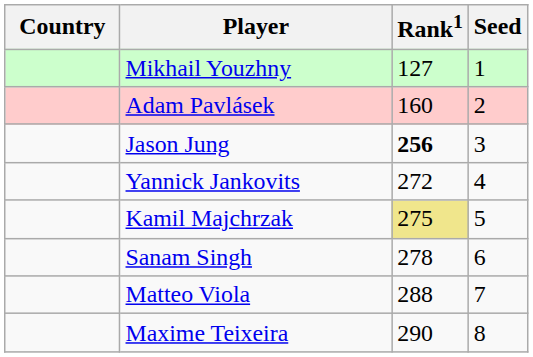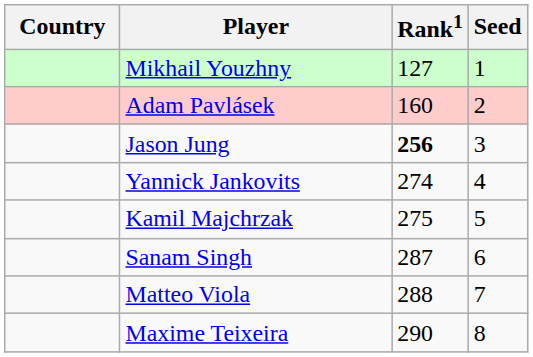(415, 181) 272 -> (415, 181) 274
(415, 218) khaki background -> (415, 218) no background
(415, 256) 278 -> (415, 256) 287
